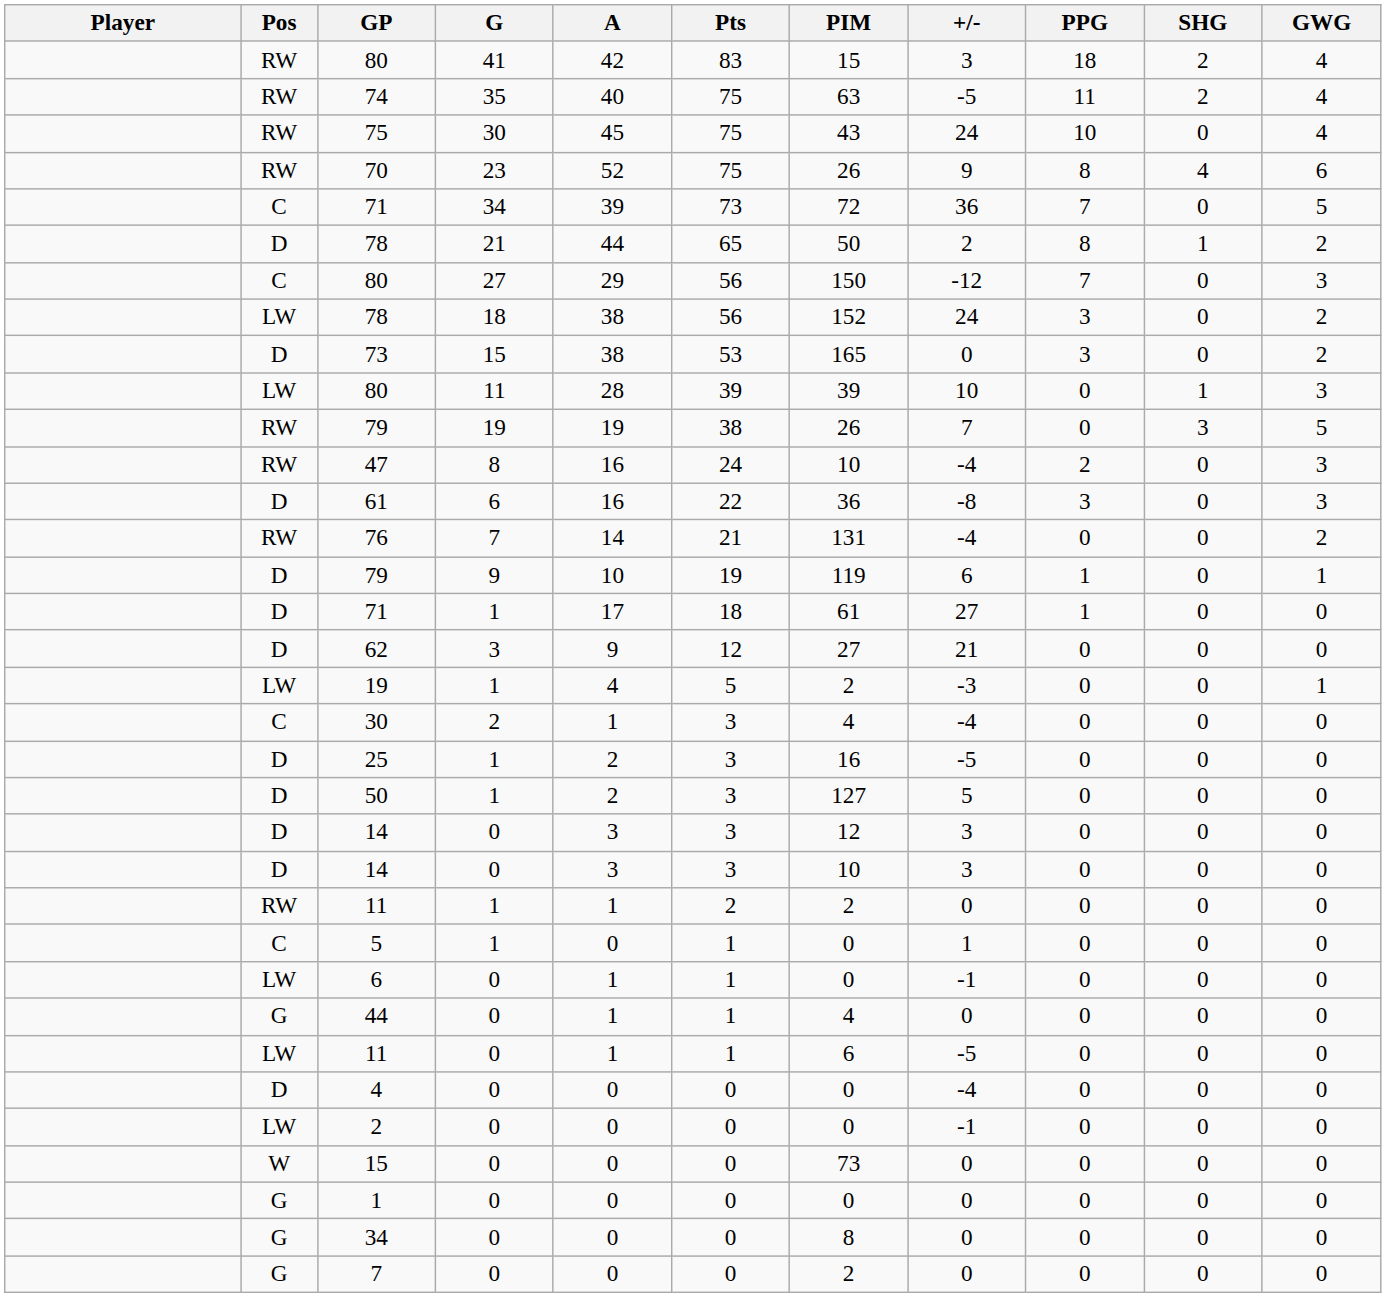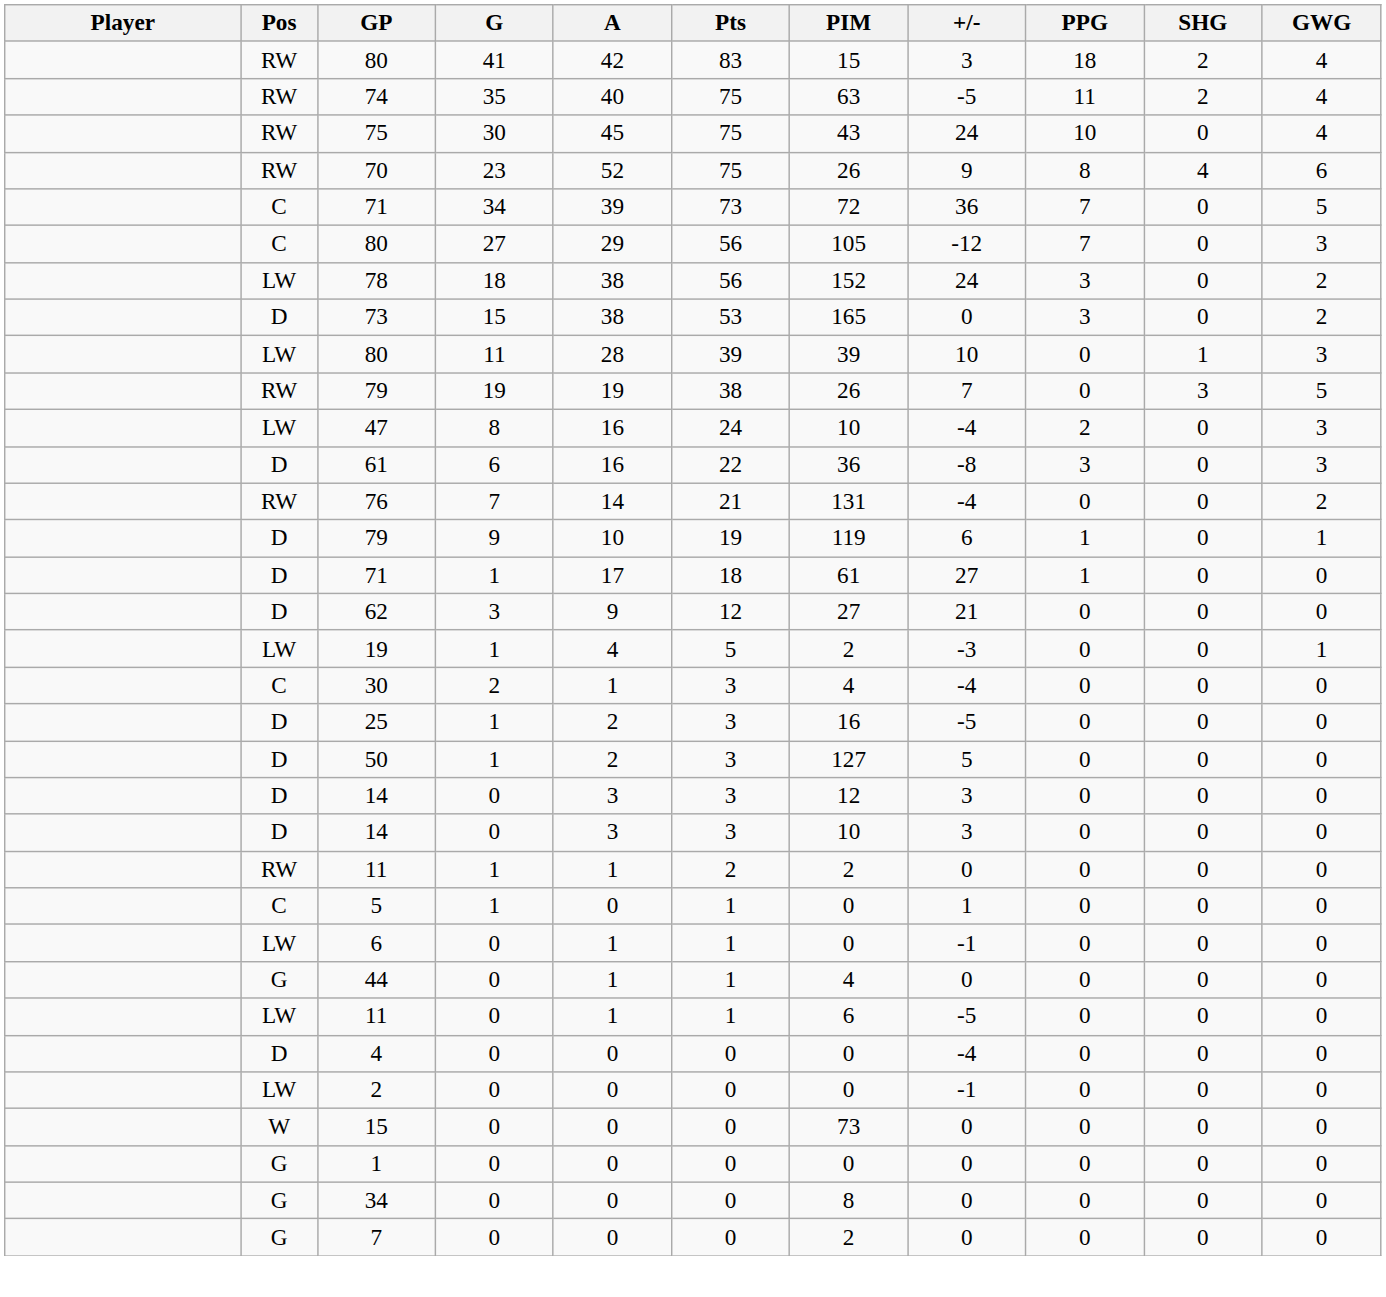- row: (376, 243)
(849, 280) 150 -> (849, 243) 105
(279, 464) RW -> (279, 427) LW
